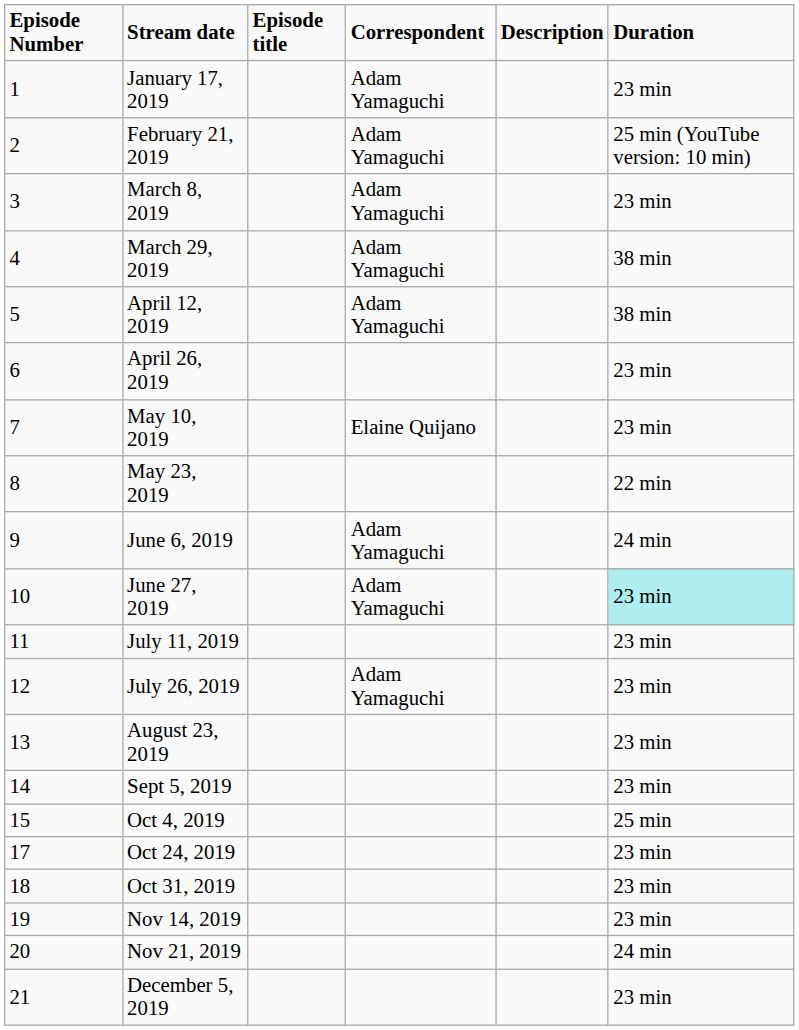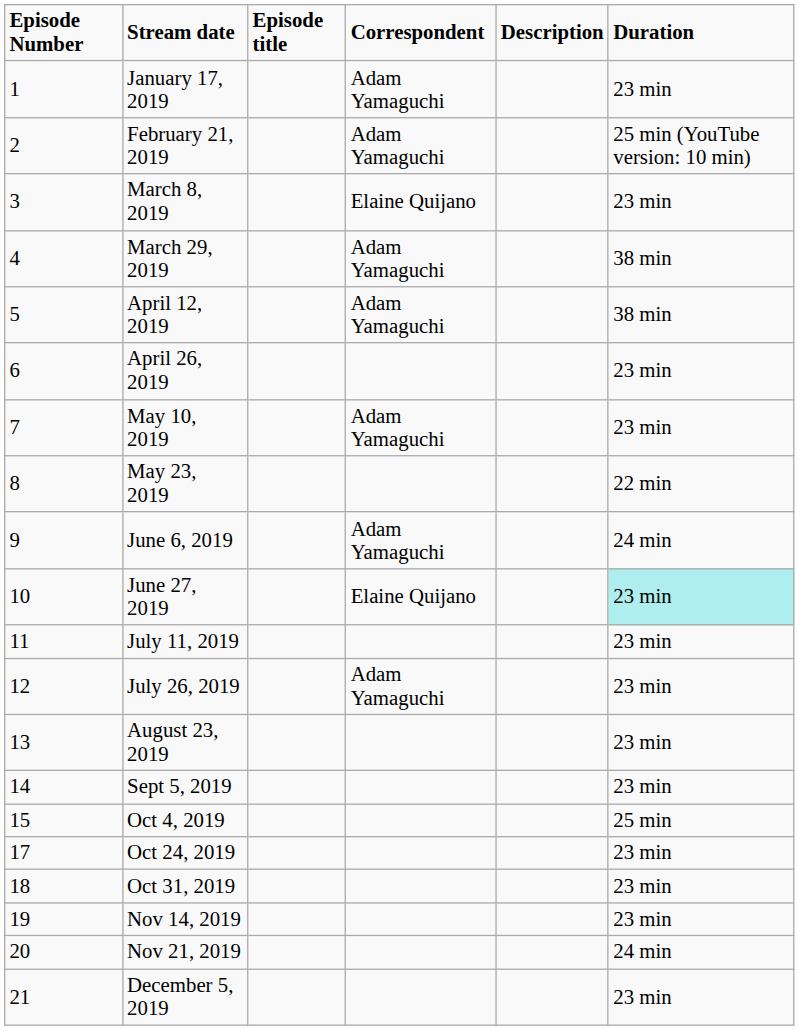(398, 201) Adam Yamaguchi -> (413, 201) Elaine Quijano
(413, 427) Elaine Quijano -> (398, 427) Adam Yamaguchi
(398, 596) Adam Yamaguchi -> (413, 596) Elaine Quijano
